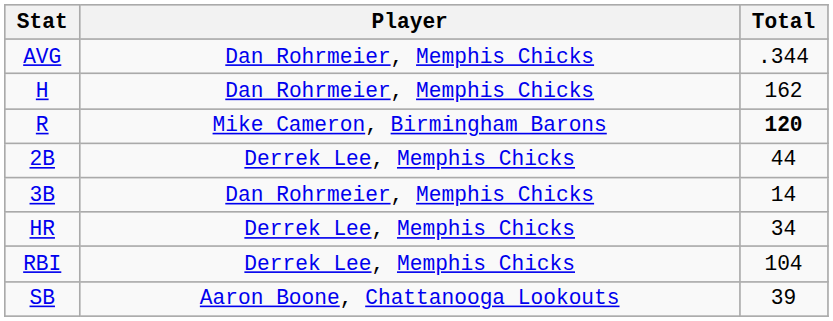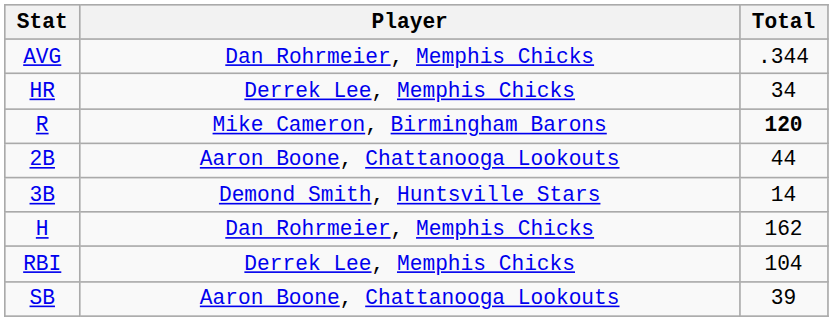rows swapped: (42, 91) <-> (42, 229)
(410, 160) Derrek Lee, Memphis Chicks -> (410, 160) Aaron Boone, Chattanooga Lookouts
(410, 195) Dan Rohrmeier, Memphis Chicks -> (410, 195) Demond Smith, Huntsville Stars
